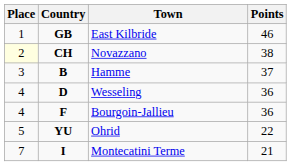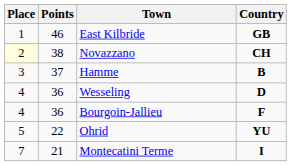columns swapped: (63, 14) <-> (267, 14)
